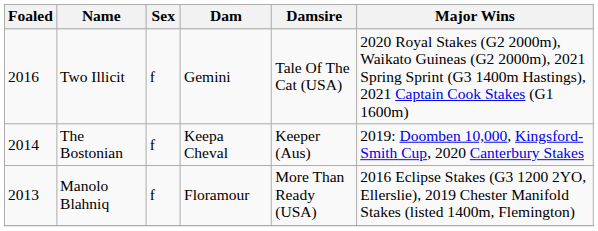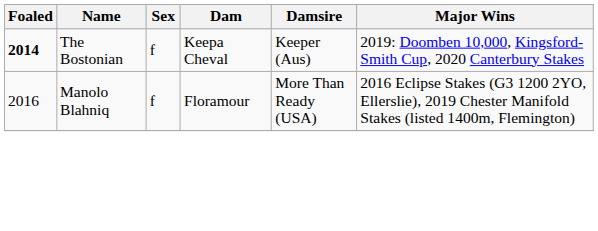- row: (92, 76)
(24, 144) normal -> (24, 50) bold
(24, 195) 2013 -> (24, 100) 2016
